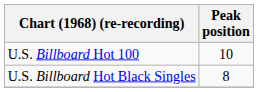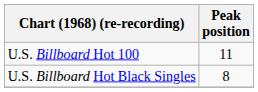(226, 53) 10 -> (226, 53) 11
